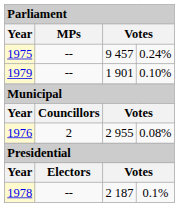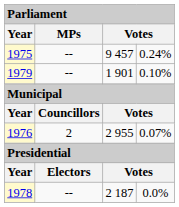(155, 133) 0.08% -> (155, 133) 0.07%
(155, 192) 0.1% -> (155, 192) 0.0%
